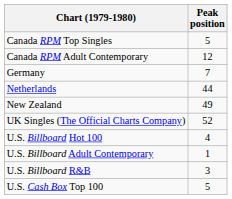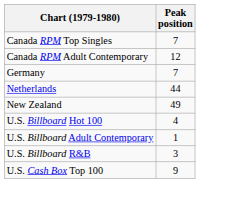(207, 40) 5 -> (175, 40) 7
- row: (96, 121)
(207, 186) 5 -> (175, 170) 9
